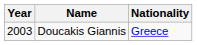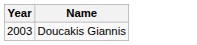- column: (160, 13)
